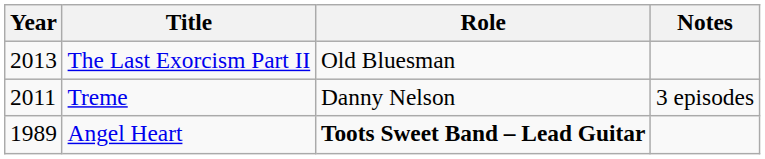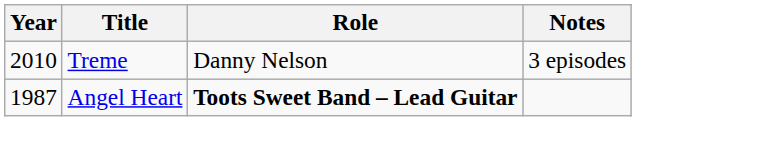- row: (189, 60)
(33, 97) 2011 -> (33, 60) 2010
(33, 134) 1989 -> (33, 97) 1987
